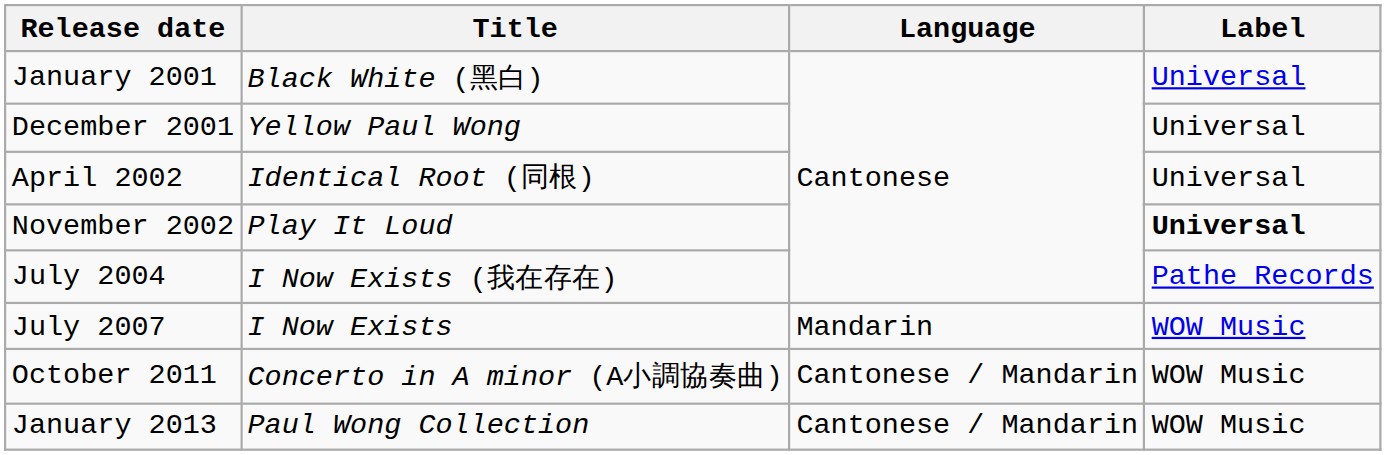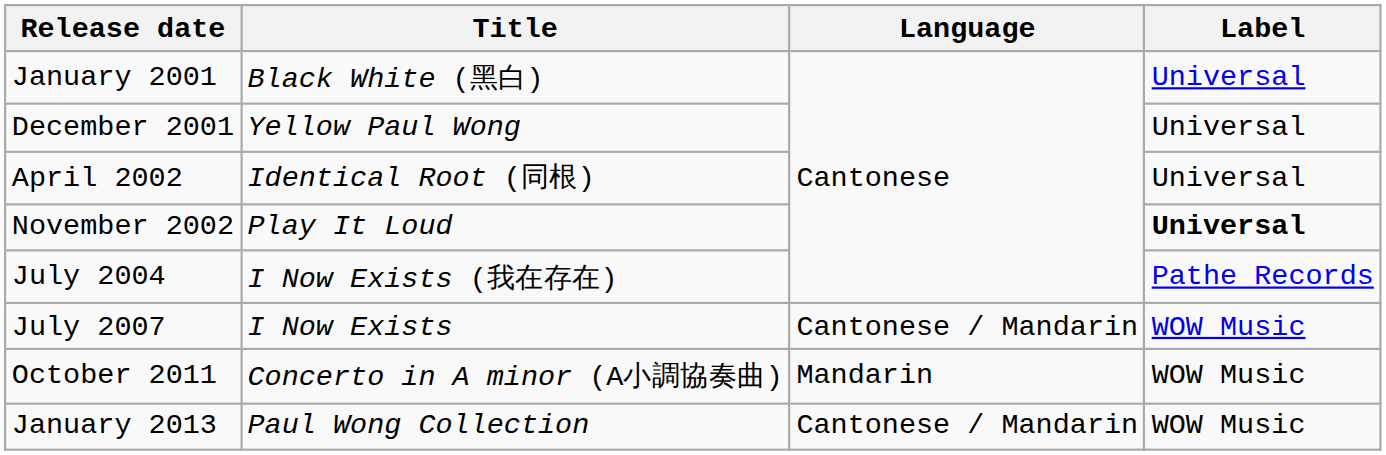(865, 326) Mandarin -> (967, 326) Cantonese / Mandarin
(967, 376) Cantonese / Mandarin -> (865, 376) Mandarin
